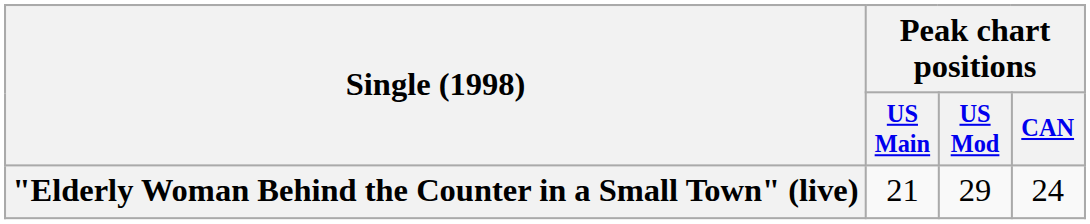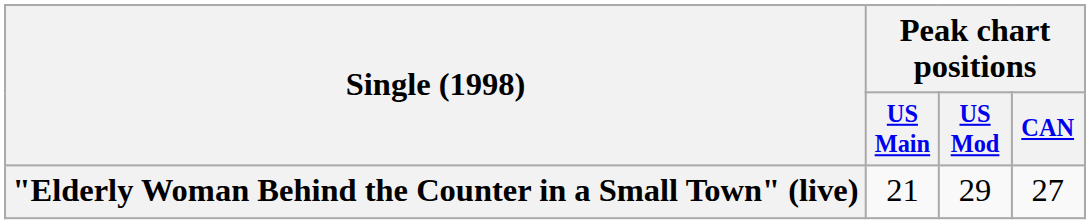(1048, 190) 24 -> (1048, 190) 27
